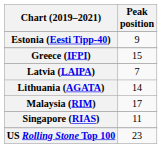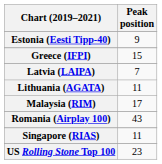(137, 87) 14 -> (137, 87) 11
+ row: (61, 119)
